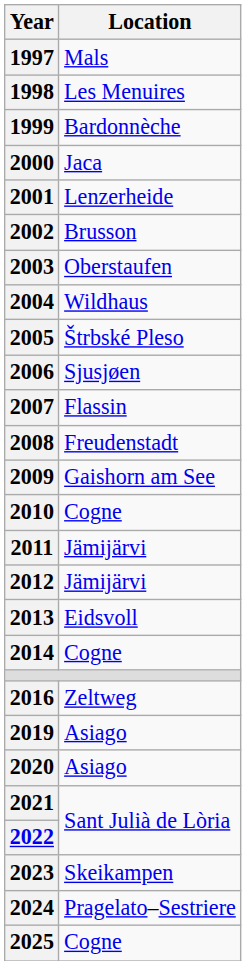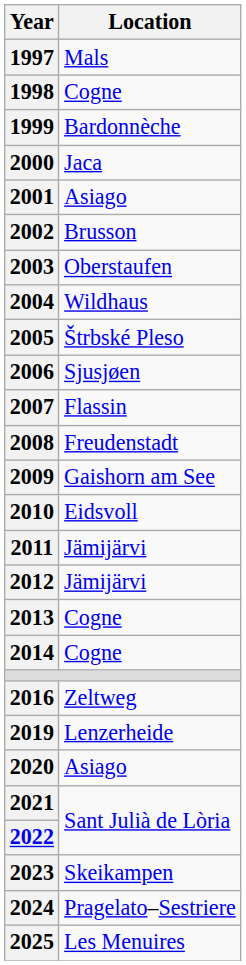(125, 92) Les Menuires -> (93, 92) Cogne
(119, 197) Lenzerheide -> (95, 197) Asiago
(93, 512) Cogne -> (101, 512) Eidsvoll
(101, 617) Eidsvoll -> (93, 617) Cogne
(95, 732) Asiago -> (119, 732) Lenzerheide
(93, 942) Cogne -> (125, 942) Les Menuires
